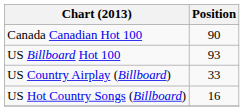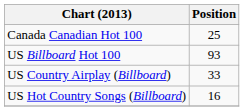(214, 34) 90 -> (214, 34) 25
